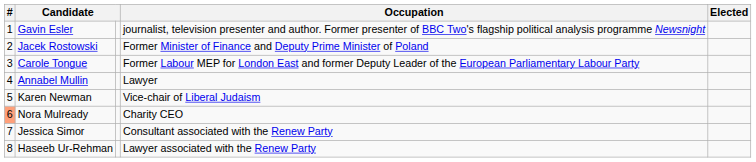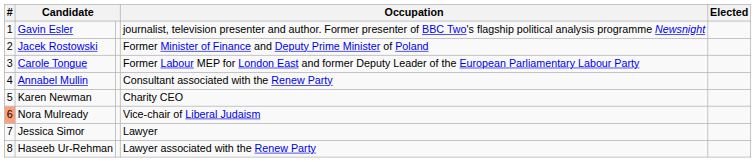(140, 81) Lawyer -> (228, 81) Consultant associated with the Renew Party
(192, 98) Vice-chair of Liberal Judaism -> (153, 98) Charity CEO
(153, 115) Charity CEO -> (192, 115) Vice-chair of Liberal Judaism
(228, 132) Consultant associated with the Renew Party -> (140, 132) Lawyer
